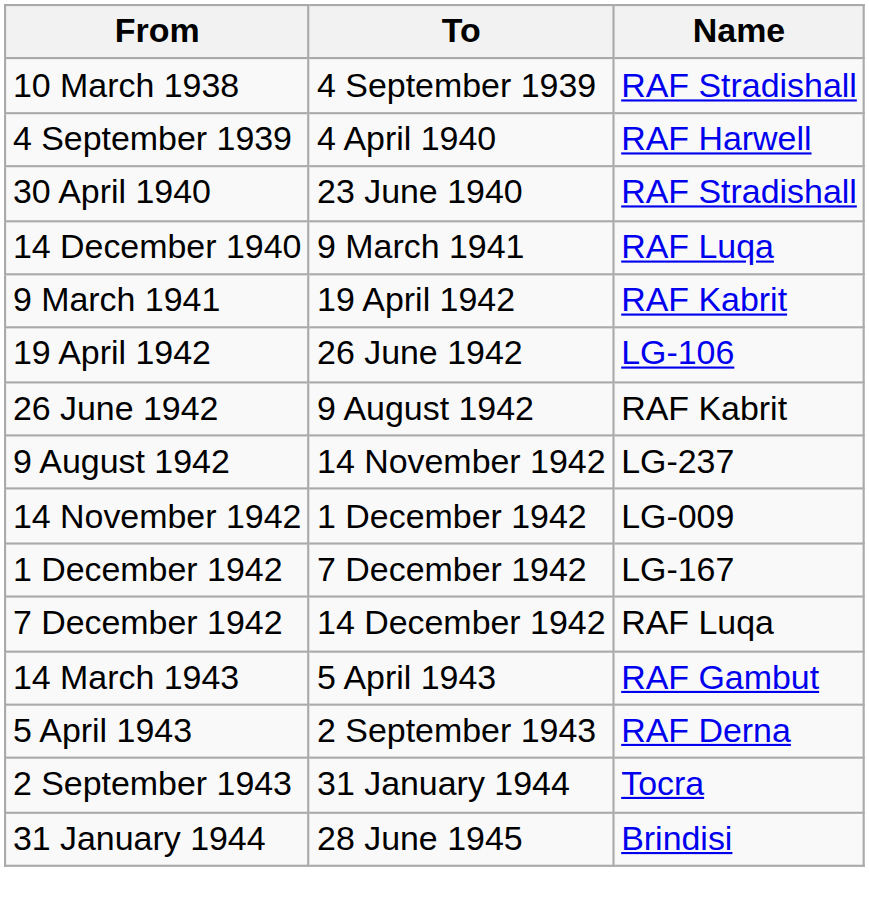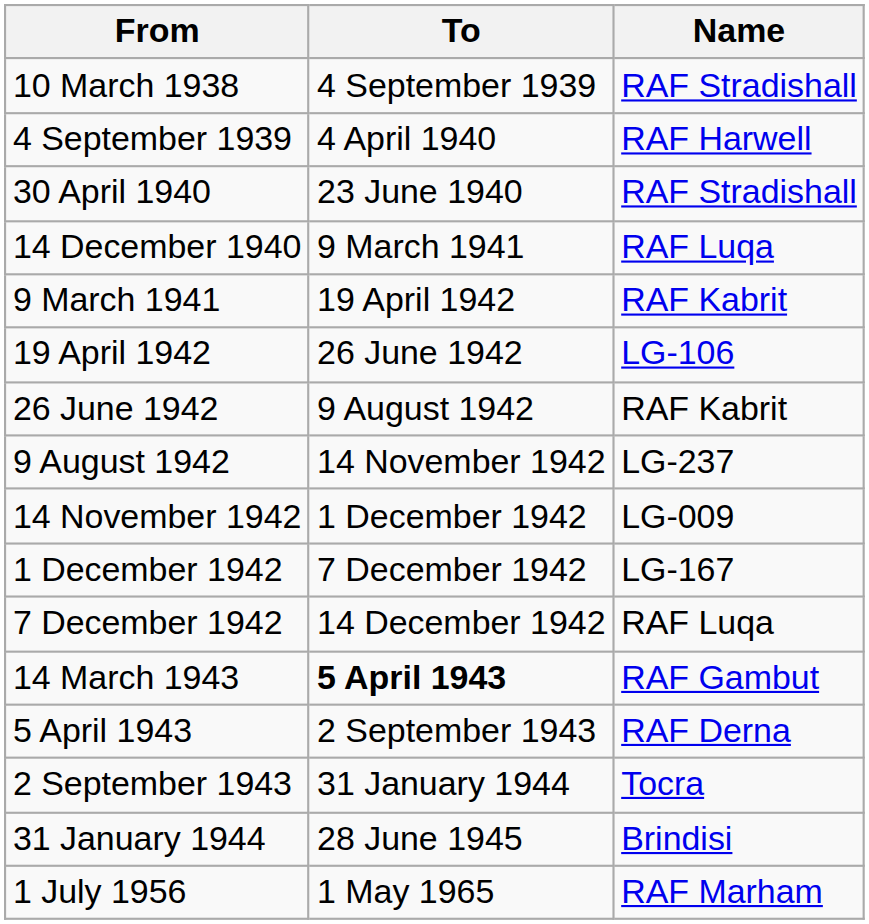(407, 676) normal -> (412, 676) bold
+ row: (100, 892)
